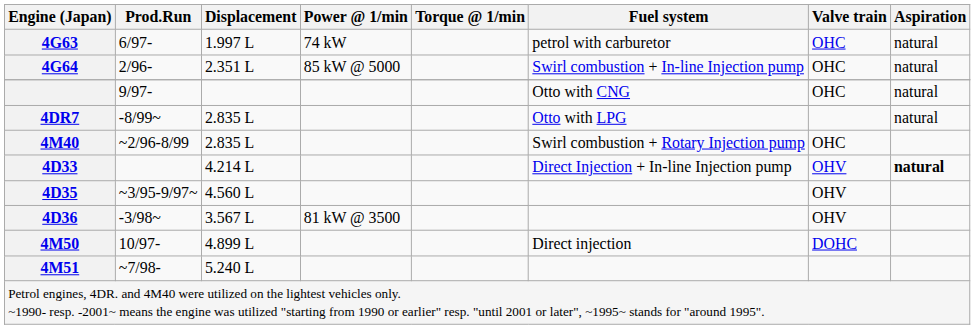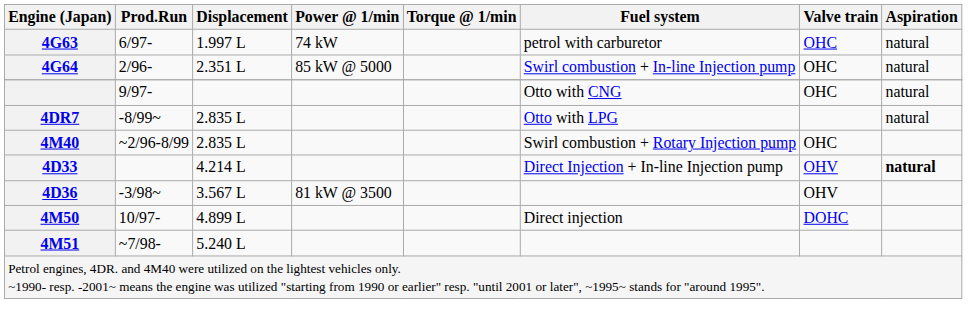- row: (60, 192)
